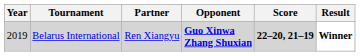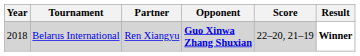(17, 36) 2019 -> (17, 36) 2018
(285, 36) bold -> (285, 36) normal
